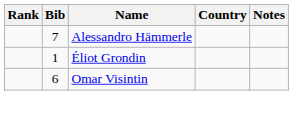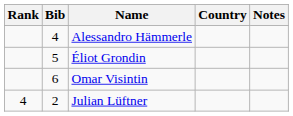(55, 36) 7 -> (55, 36) 4
(55, 57) 1 -> (55, 57) 5
+ row: (109, 100)
